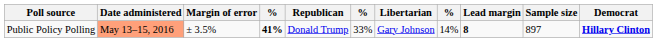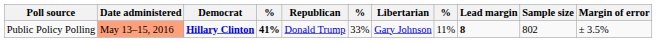columns swapped: (616, 12) <-> (222, 12)
(449, 29) 14% -> (446, 29) 11%
(533, 29) 897 -> (530, 29) 802
